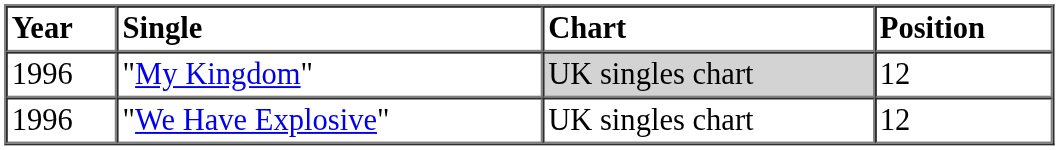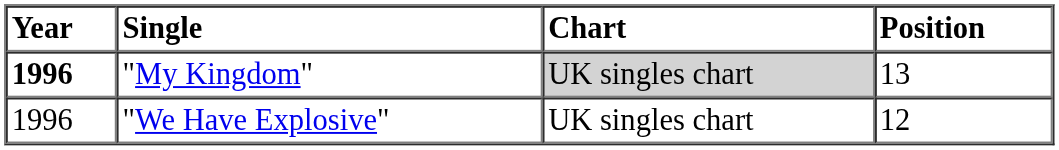(42, 74) normal -> (42, 74) bold
(895, 74) 12 -> (895, 74) 13
